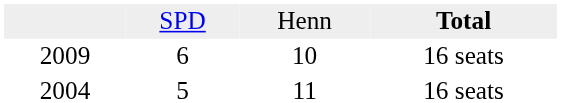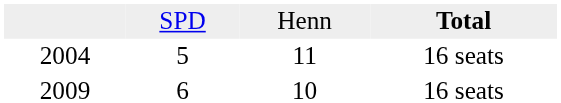rows swapped: (65, 55) <-> (65, 90)
